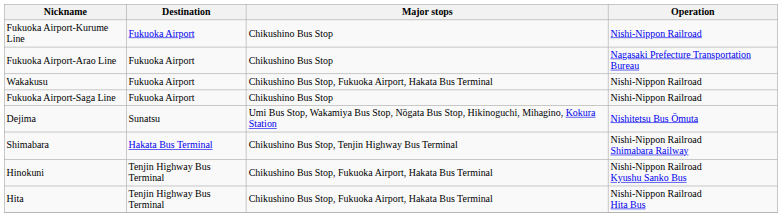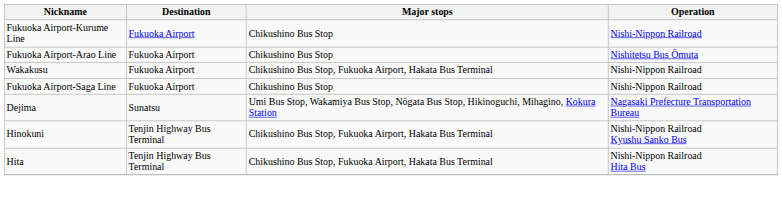(681, 60) Nagasaki Prefecture Transportation Bureau -> (654, 54) Nishitetsu Bus Ōmuta
(654, 118) Nishitetsu Bus Ōmuta -> (681, 107) Nagasaki Prefecture Transportation Bureau
- row: (28, 145)
